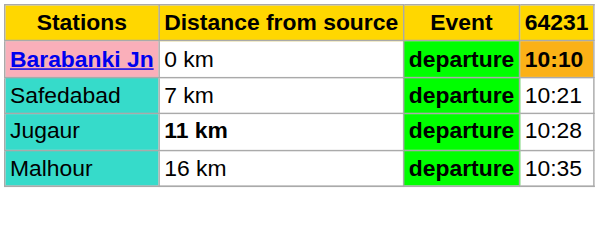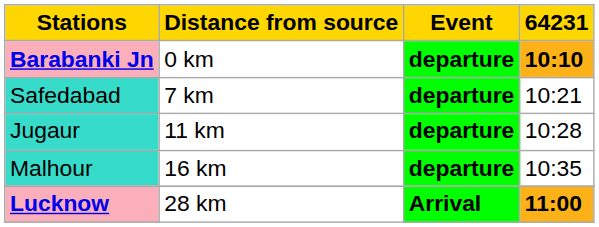(196, 131) bold -> (195, 131) normal
+ row: (60, 204)
